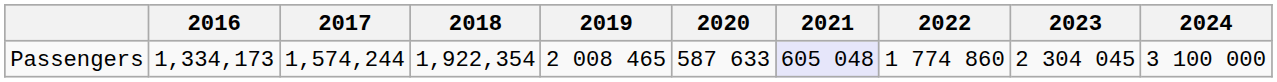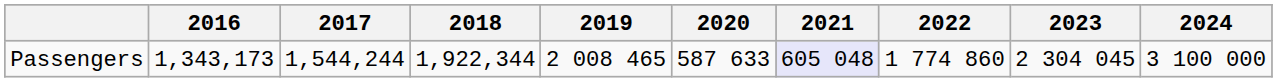(214, 59) 1,334,173 -> (214, 59) 1,343,173
(345, 59) 1,574,244 -> (345, 59) 1,544,244
(475, 59) 1,922,354 -> (475, 59) 1,922,344
